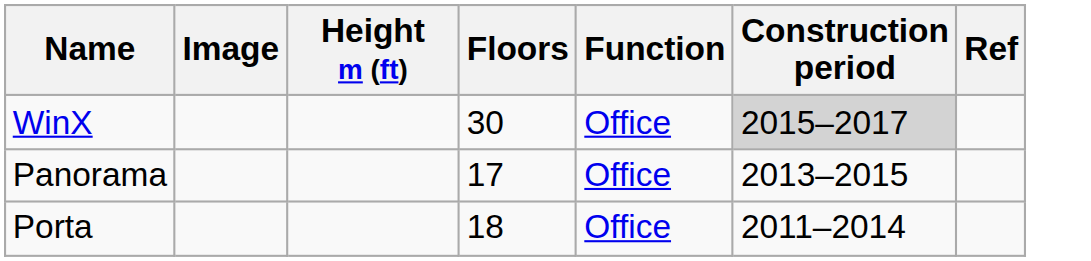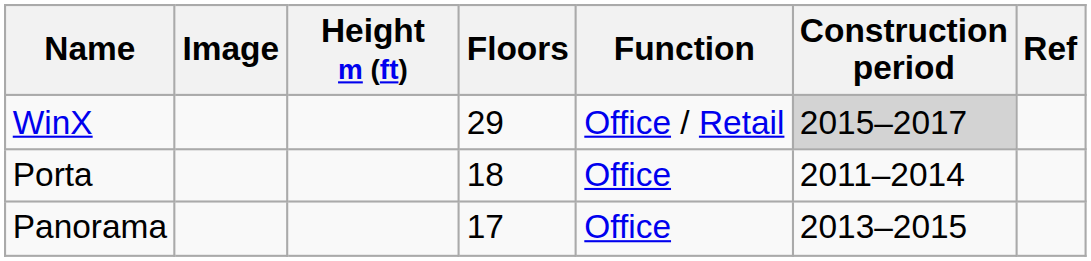(485, 121) 30 -> (485, 121) 29
(628, 121) Office -> (684, 121) Office / Retail
rows swapped: (53, 227) <-> (90, 174)
